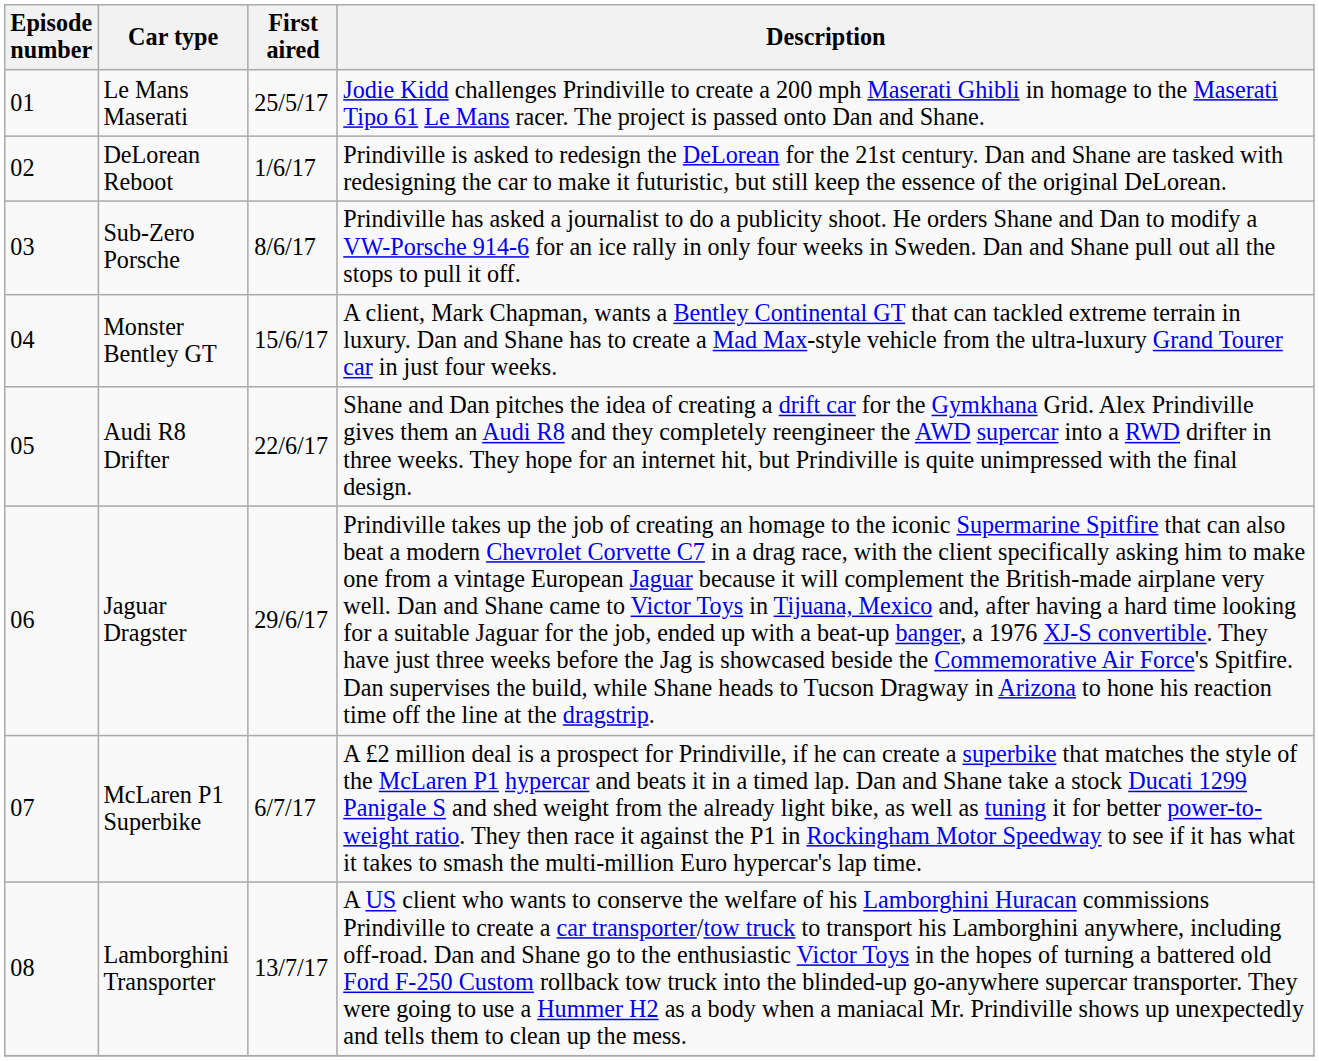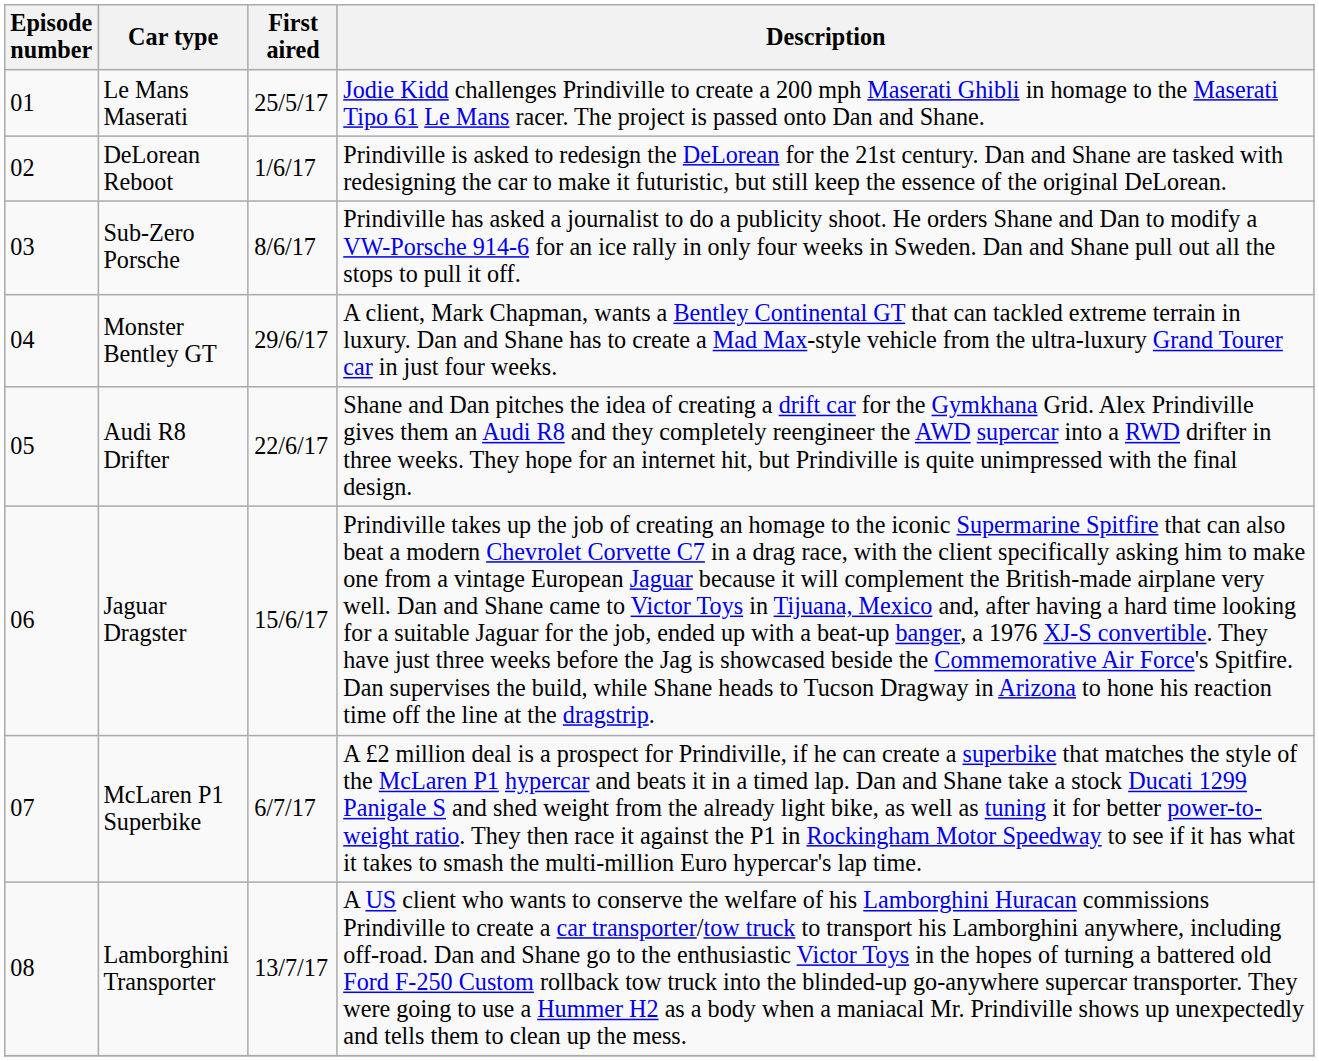(291, 340) 15/6/17 -> (291, 340) 29/6/17
(291, 620) 29/6/17 -> (291, 620) 15/6/17
